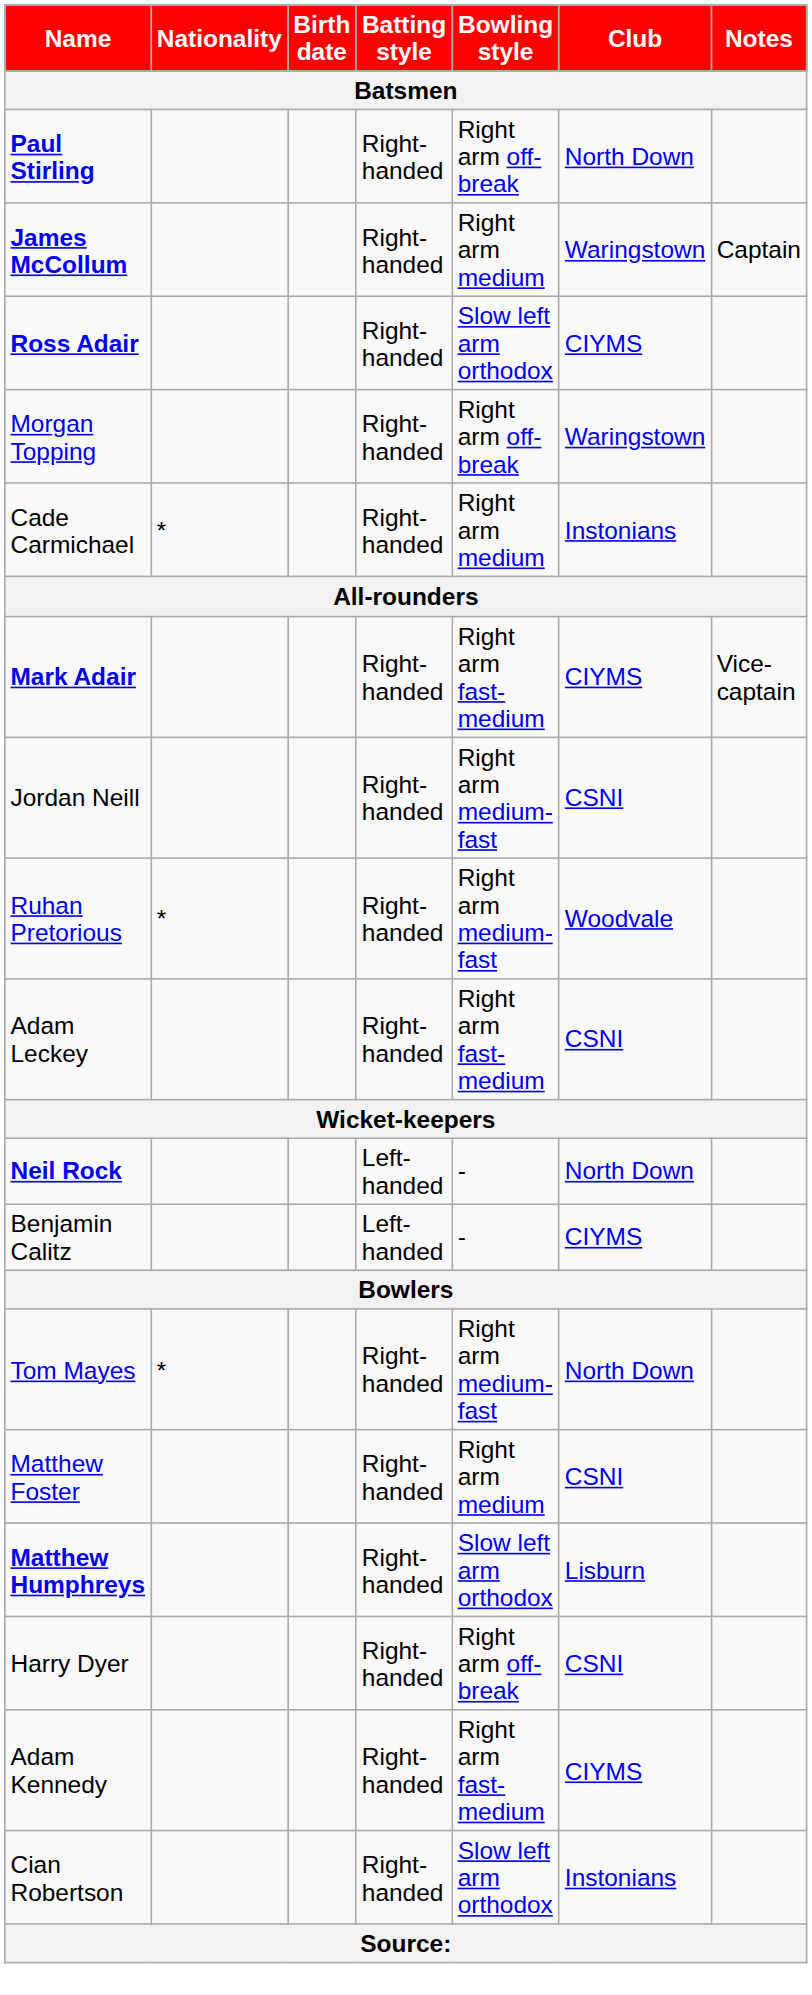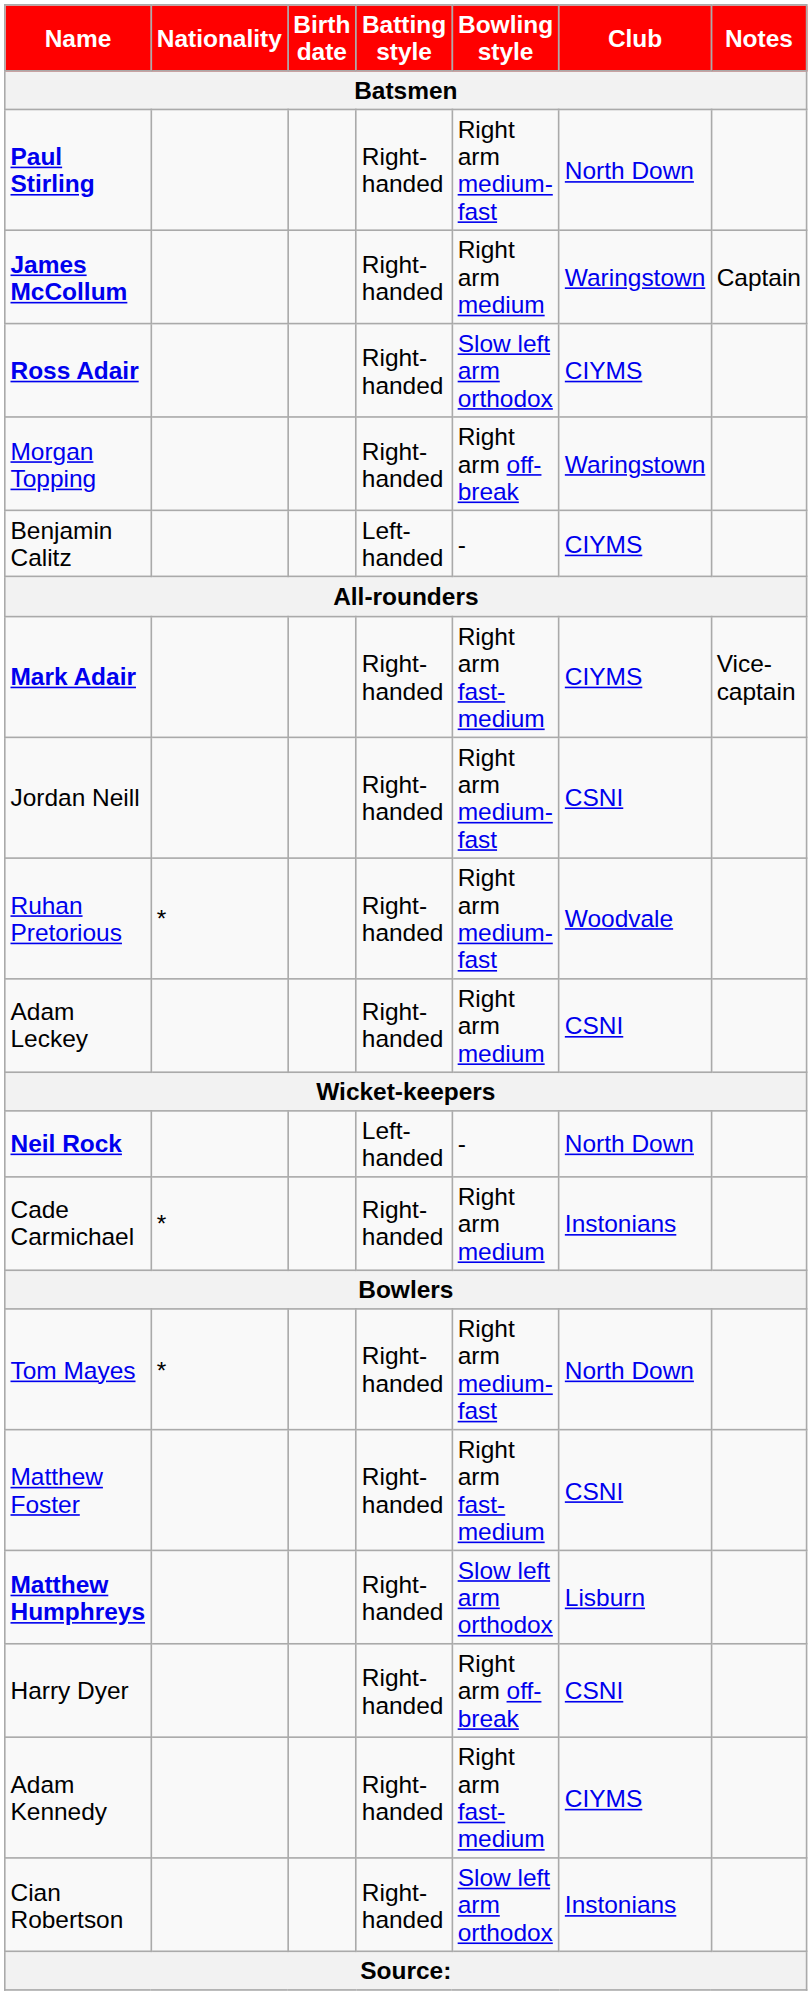(500, 157) Right arm off-break -> (505, 170) Right arm medium-fast
rows swapped: (72, 531) <-> (61, 1237)
(501, 1039) Right arm fast-medium -> (501, 1025) Right arm medium
(501, 1477) Right arm medium -> (501, 1490) Right arm fast-medium
